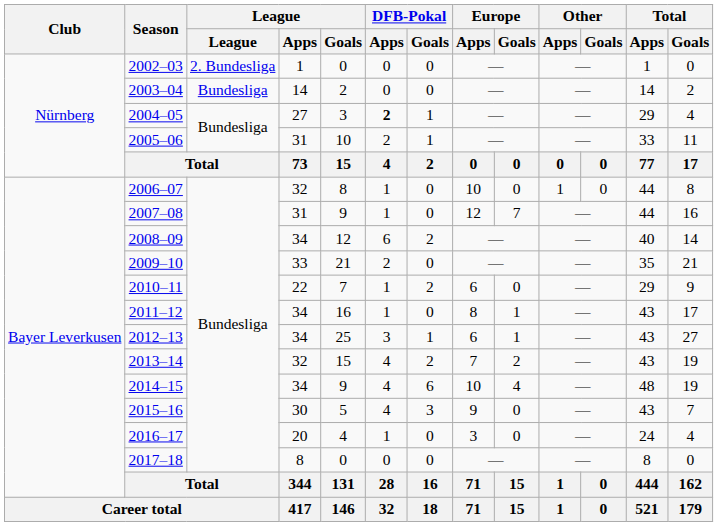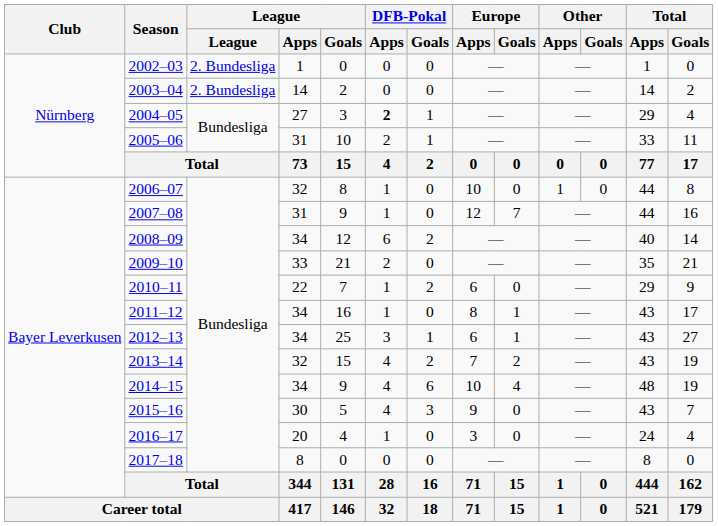(233, 90) Bundesliga -> (233, 90) 2. Bundesliga
